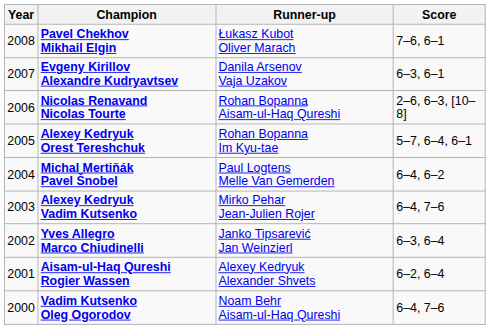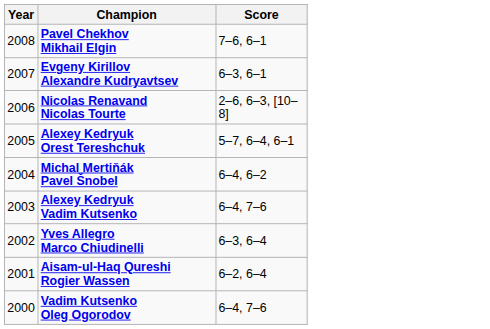- column: (304, 15)
